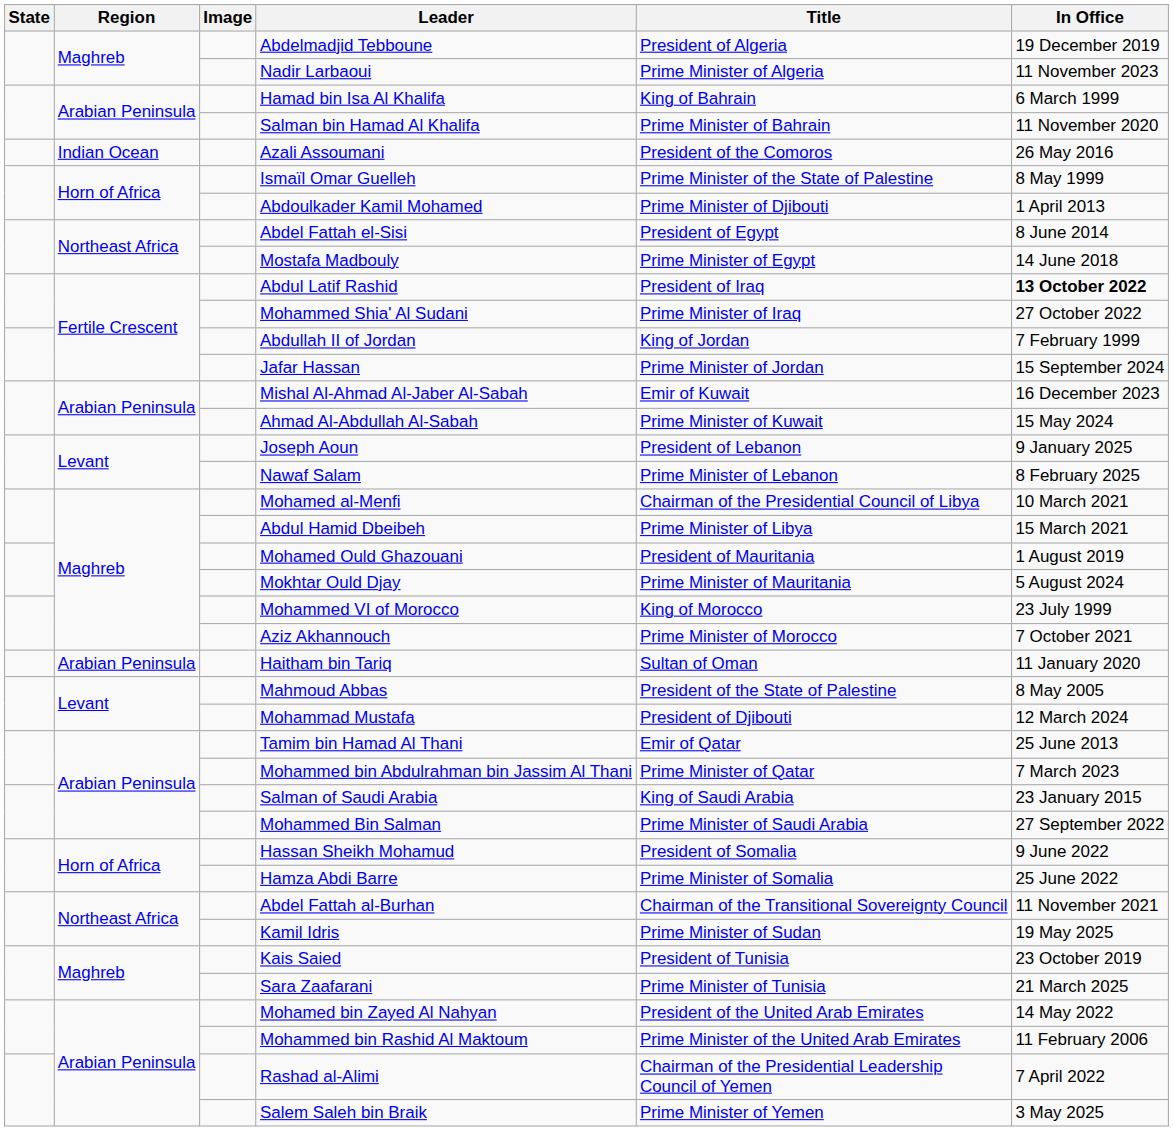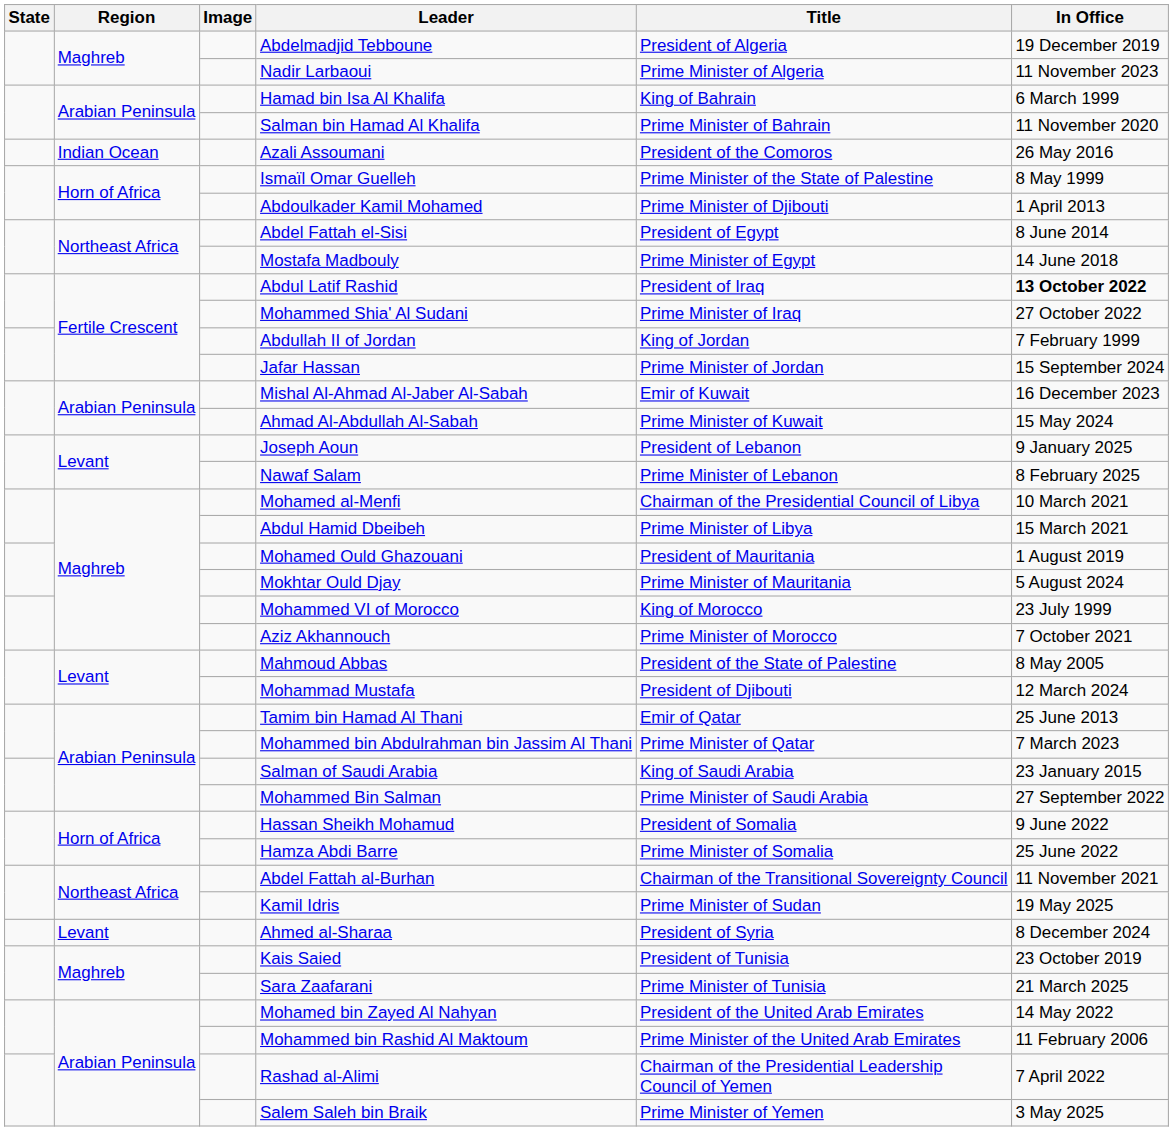- row: (326, 663)
+ row: (326, 932)
